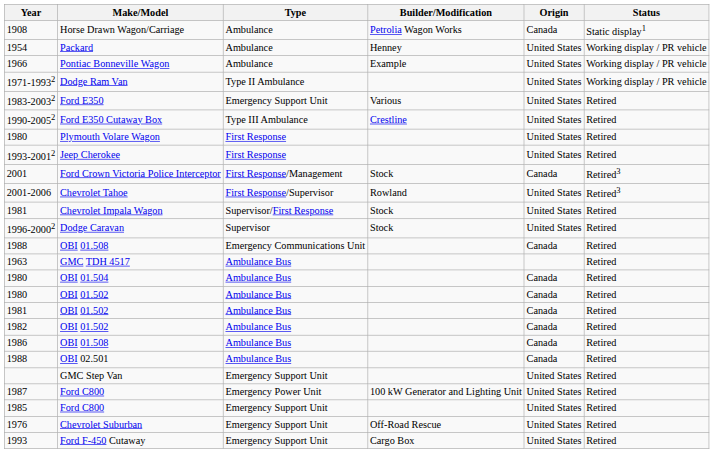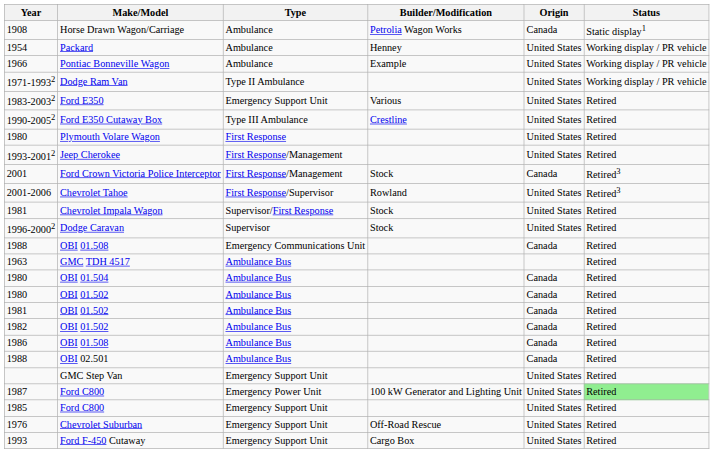(256, 154) First Response -> (284, 154) First Response/Management
(601, 392) no background -> (601, 392) lightgreen background
